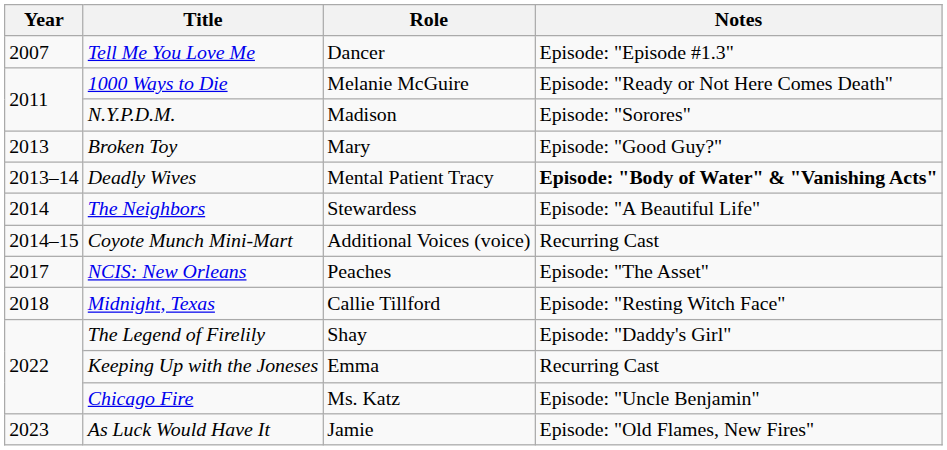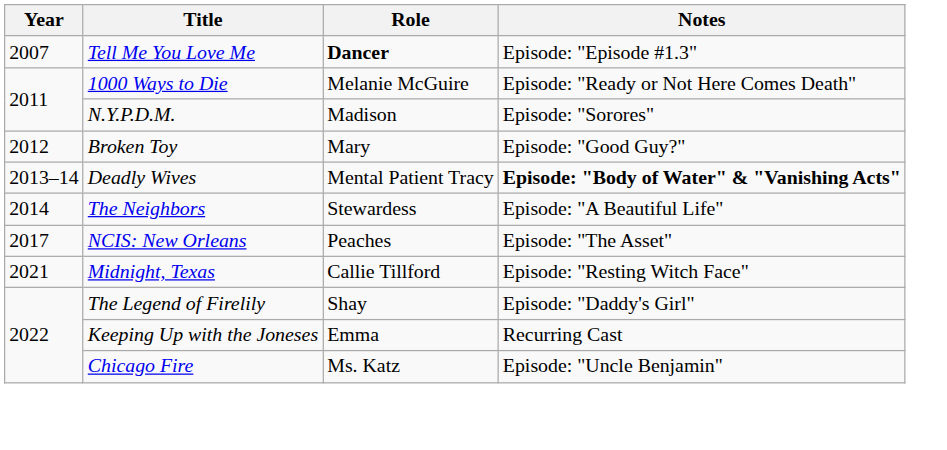(356, 51) normal -> (358, 51) bold
(29, 146) 2013 -> (29, 146) 2012
- row: (190, 240)
(29, 303) 2018 -> (29, 271) 2021
- row: (179, 429)
